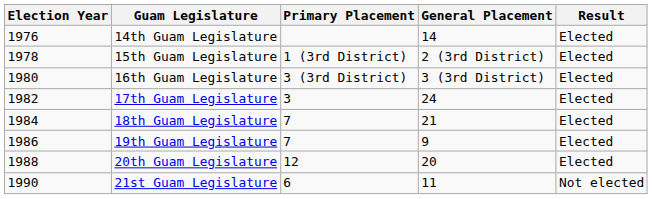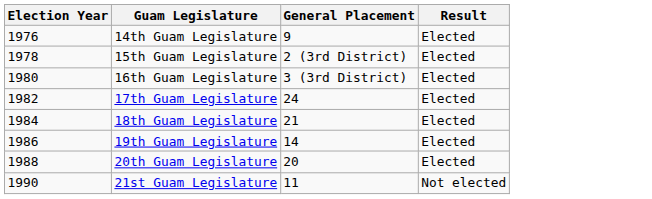- column: (349, 15)
(429, 36) 14 -> (287, 36) 9
(425, 141) 9 -> (291, 141) 14
